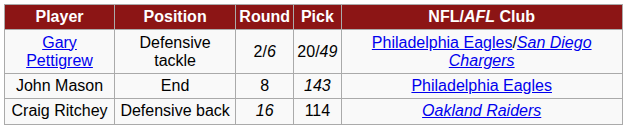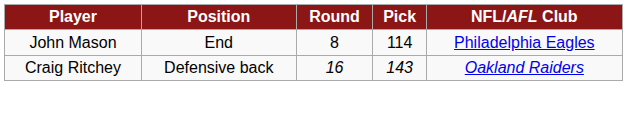- row: (60, 51)
(317, 85) 143 -> (400, 42) 114
(317, 111) 114 -> (400, 67) 143
